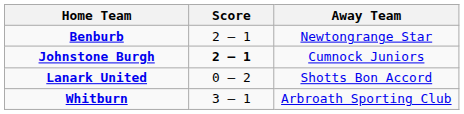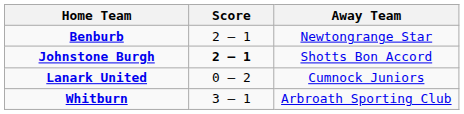(366, 57) Cumnock Juniors -> (366, 57) Shotts Bon Accord
(366, 78) Shotts Bon Accord -> (366, 78) Cumnock Juniors
